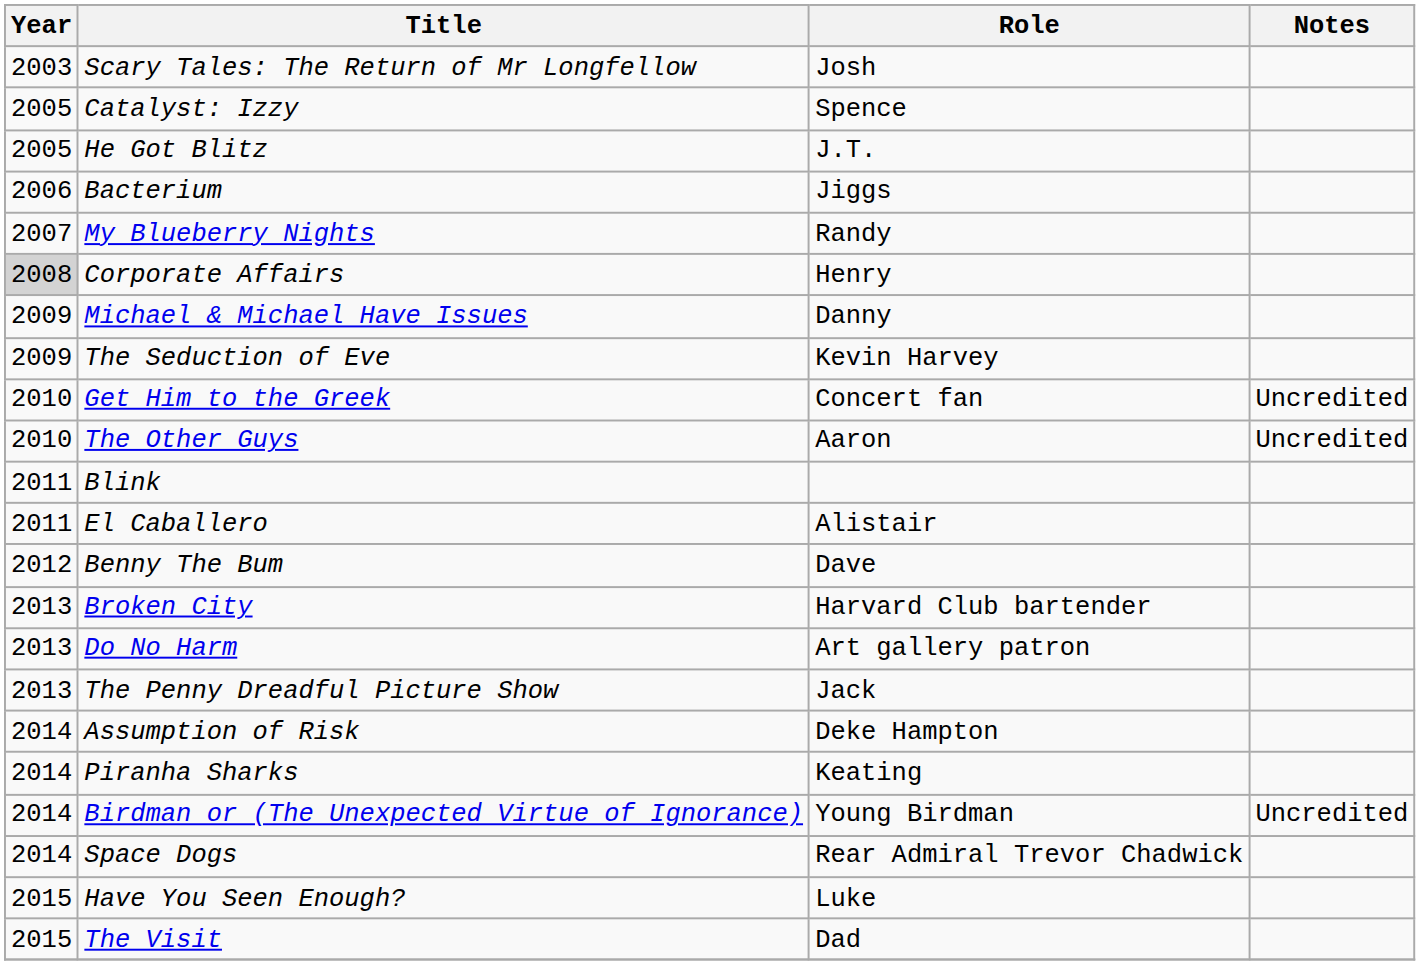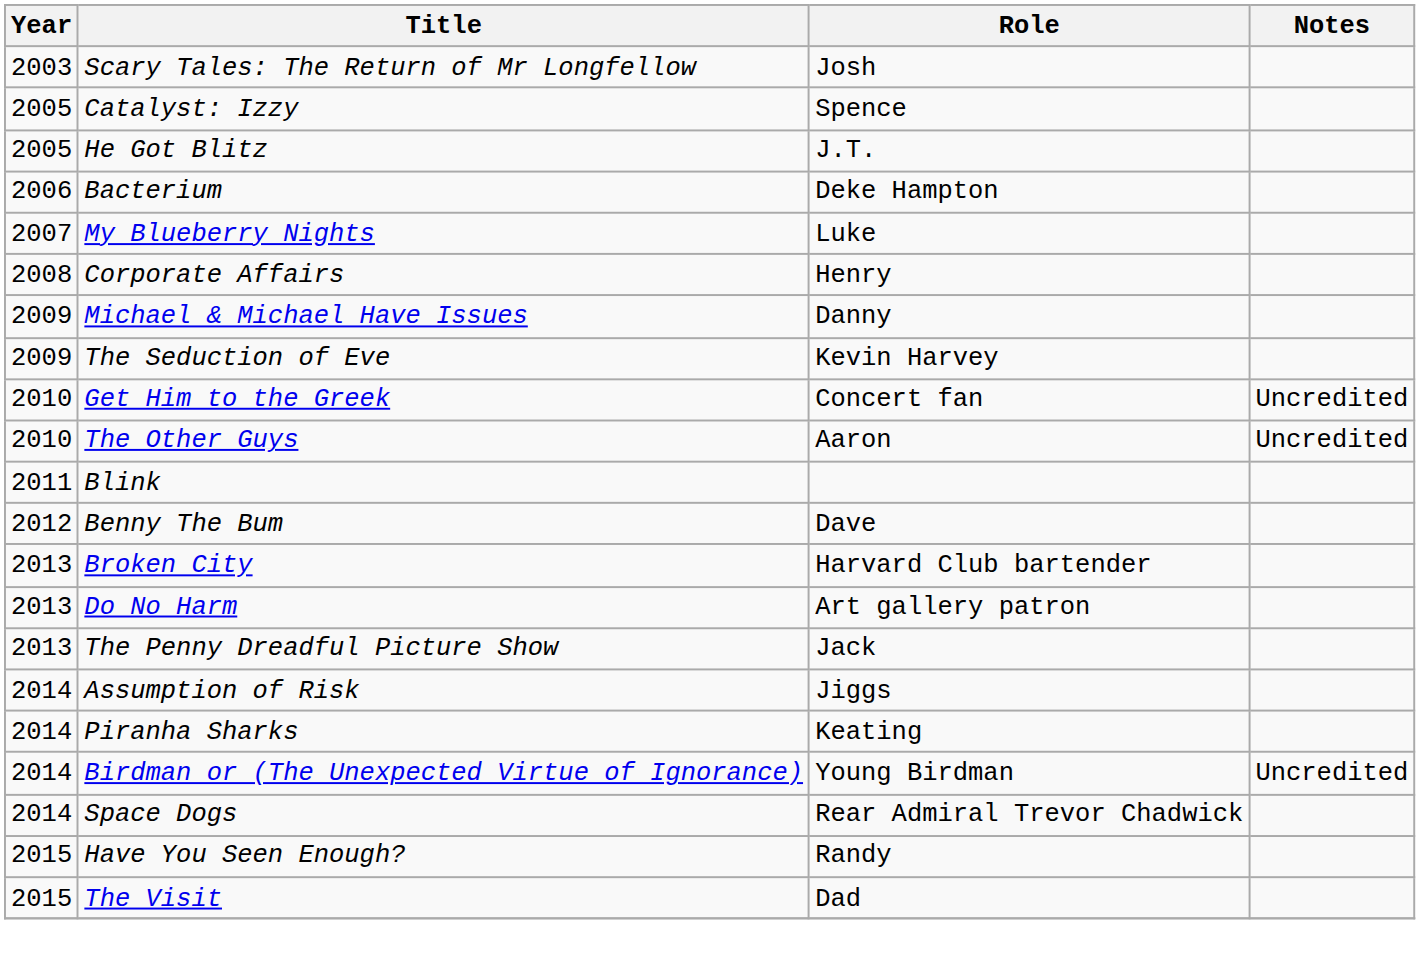(853, 192) Jiggs -> (907, 192) Deke Hampton
(853, 233) Randy -> (846, 233) Luke
(42, 275) lightgrey background -> (42, 275) no background
- row: (176, 524)
(907, 732) Deke Hampton -> (853, 690) Jiggs
(846, 898) Luke -> (853, 856) Randy
